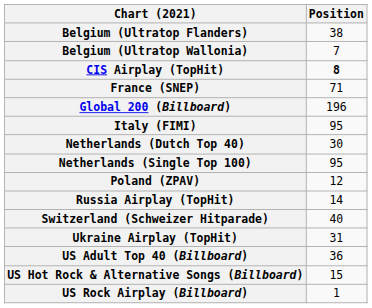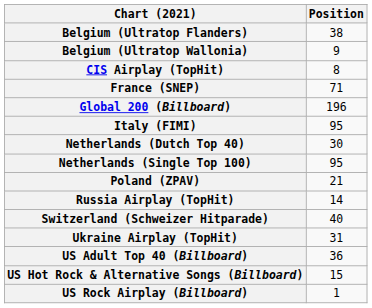(336, 51) 7 -> (336, 51) 9
(336, 70) bold -> (336, 70) normal
(336, 182) 12 -> (336, 182) 21
